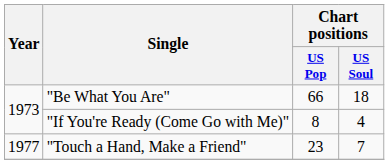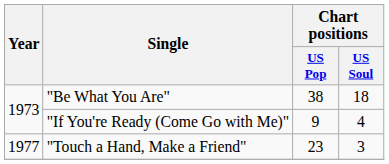(316, 96) 66 -> (316, 96) 38
(316, 121) 8 -> (316, 121) 9
(361, 146) 7 -> (361, 146) 3
